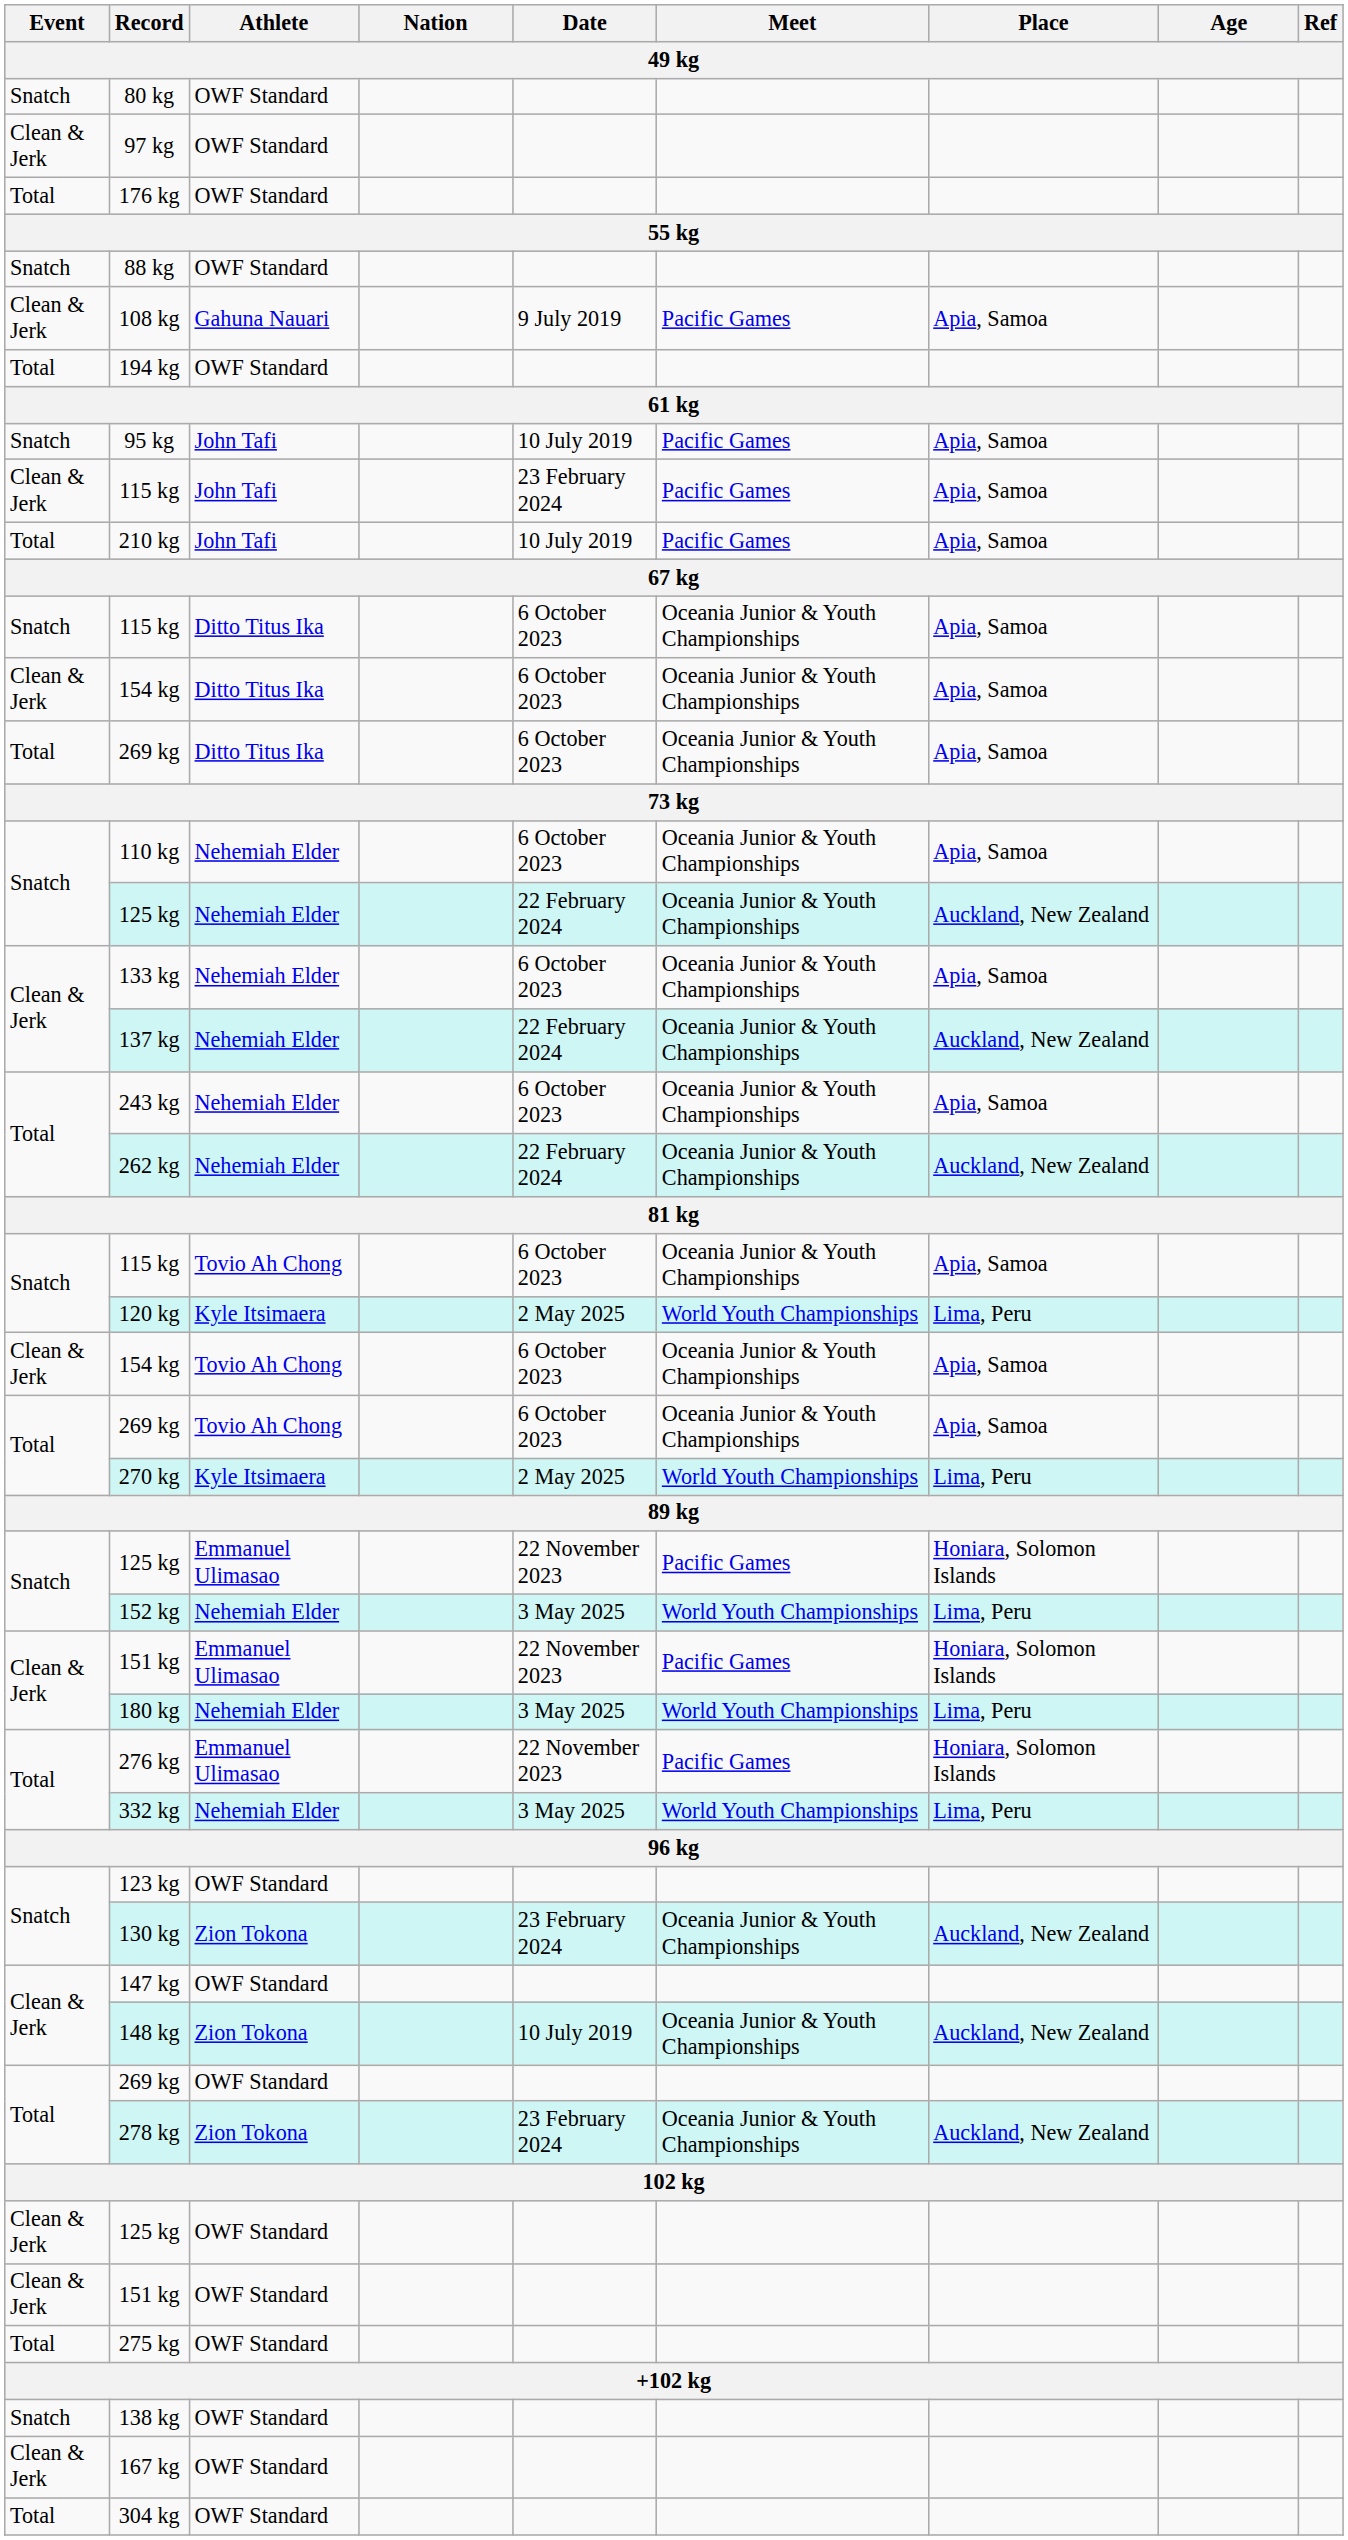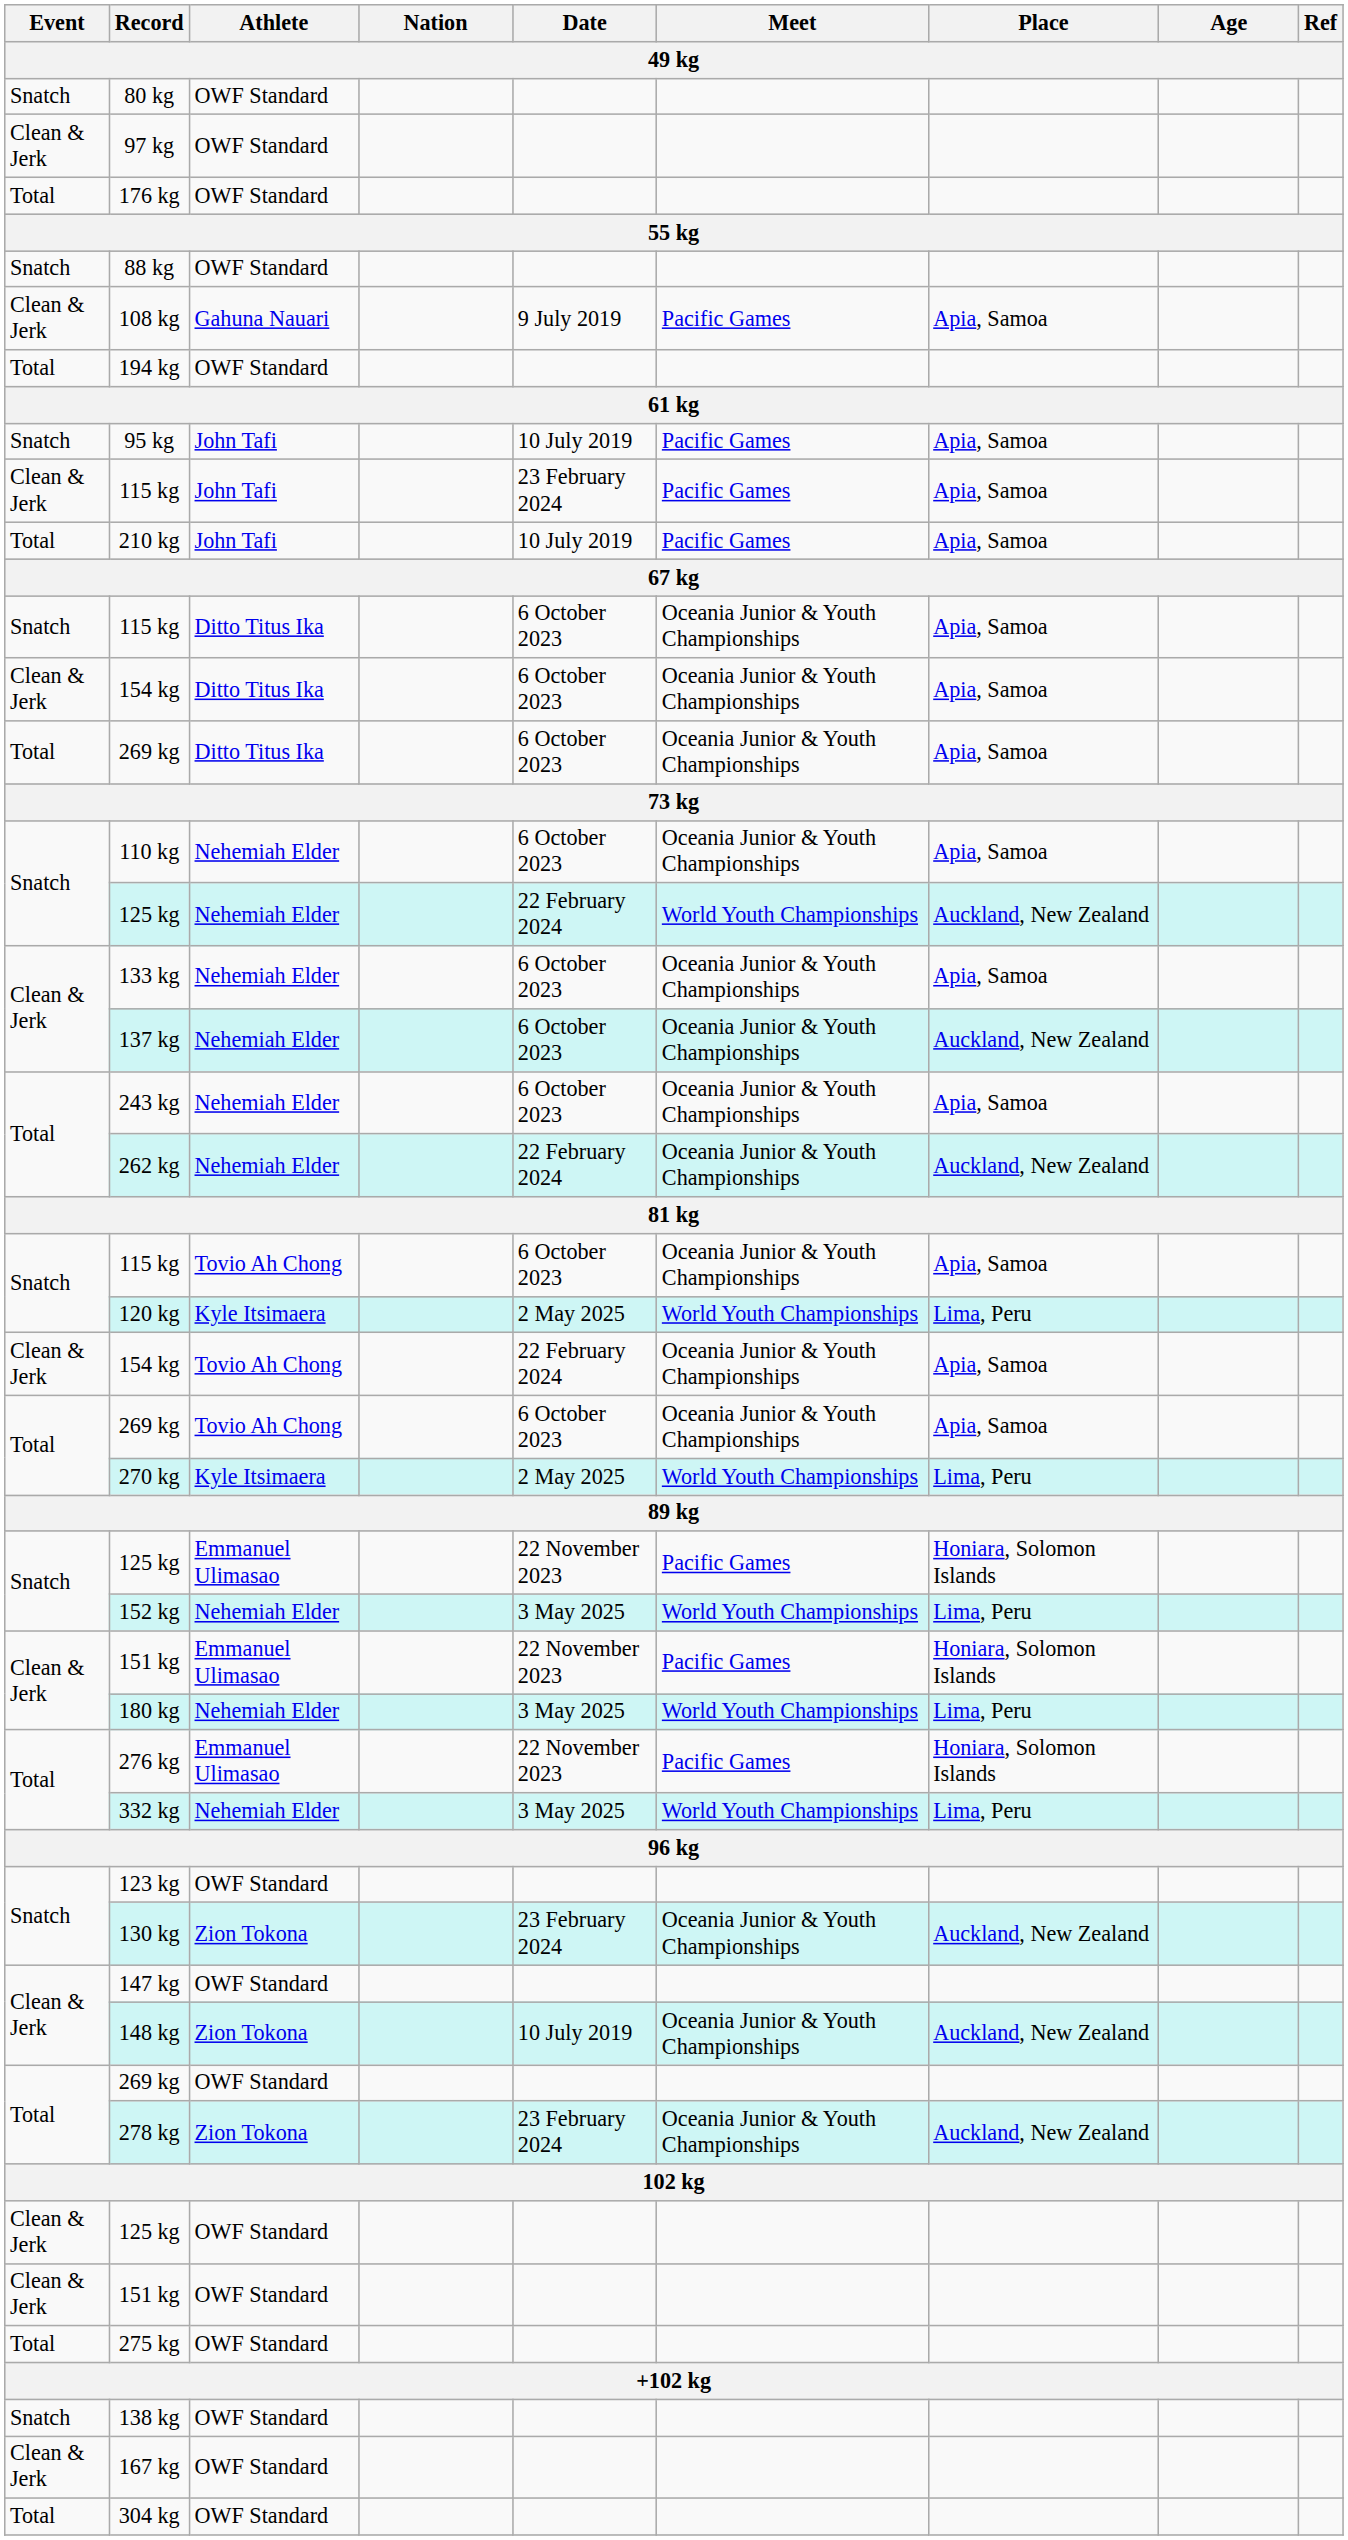(769, 914) Oceania Junior & Youth Championships -> (790, 914) World Youth Championships
(572, 1039) 22 February 2024 -> (562, 1039) 6 October 2023
(562, 1364) 6 October 2023 -> (572, 1364) 22 February 2024
